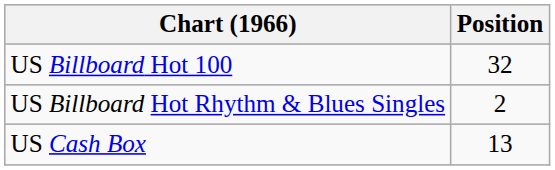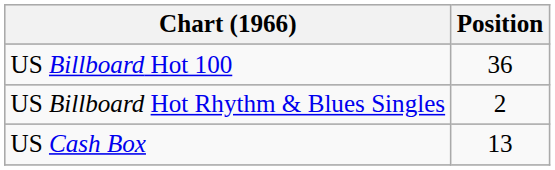(500, 64) 32 -> (500, 64) 36
